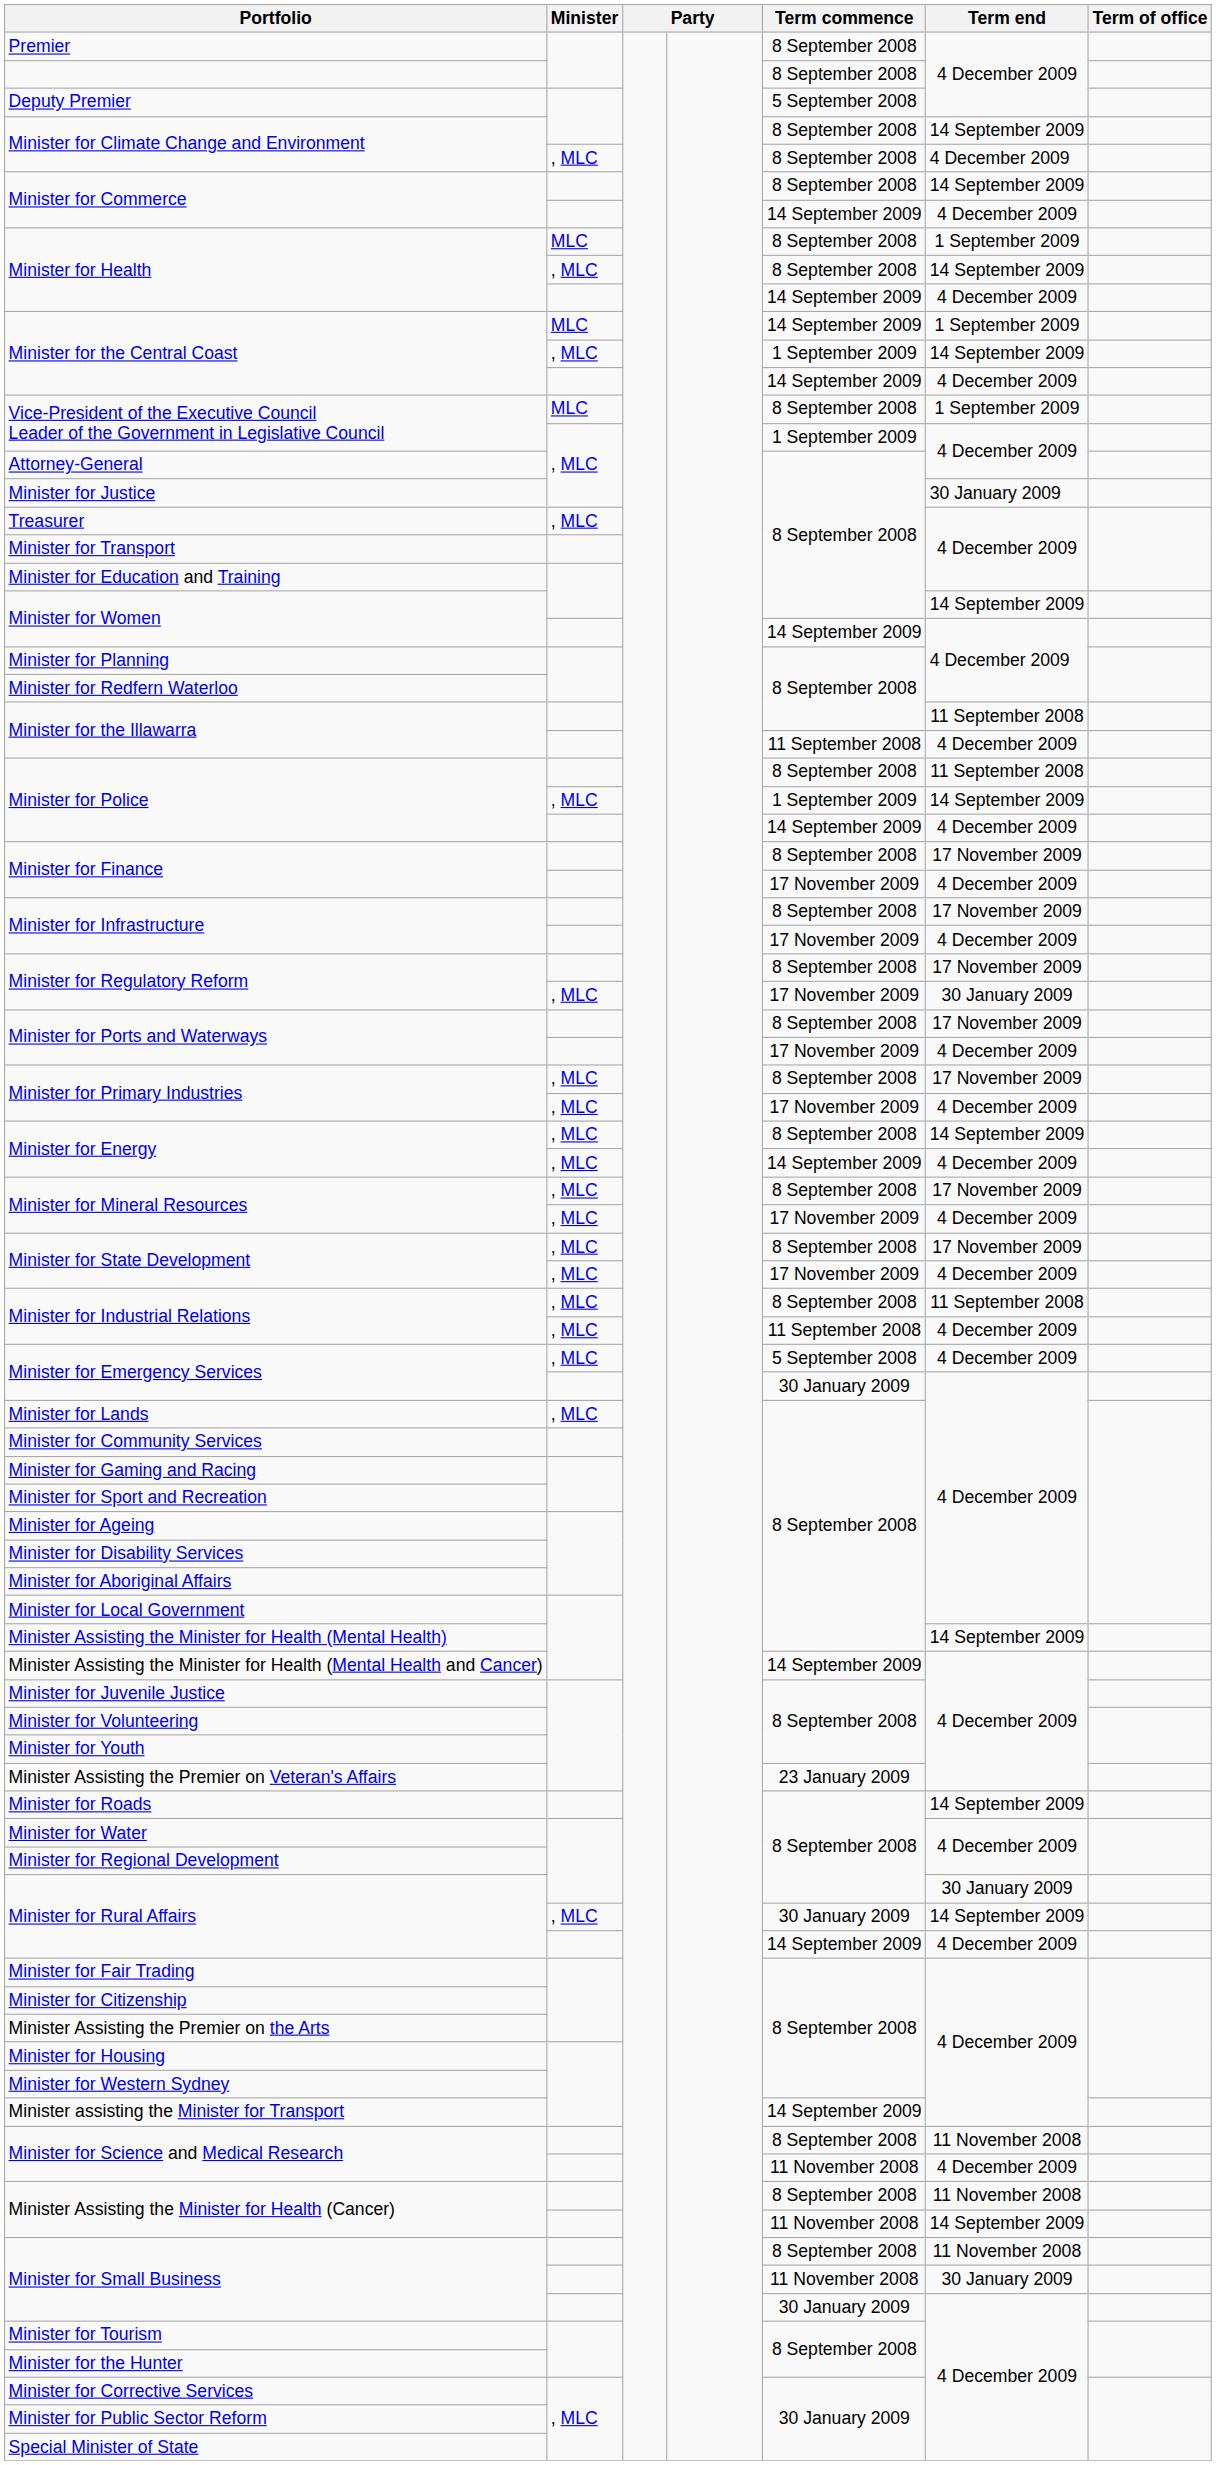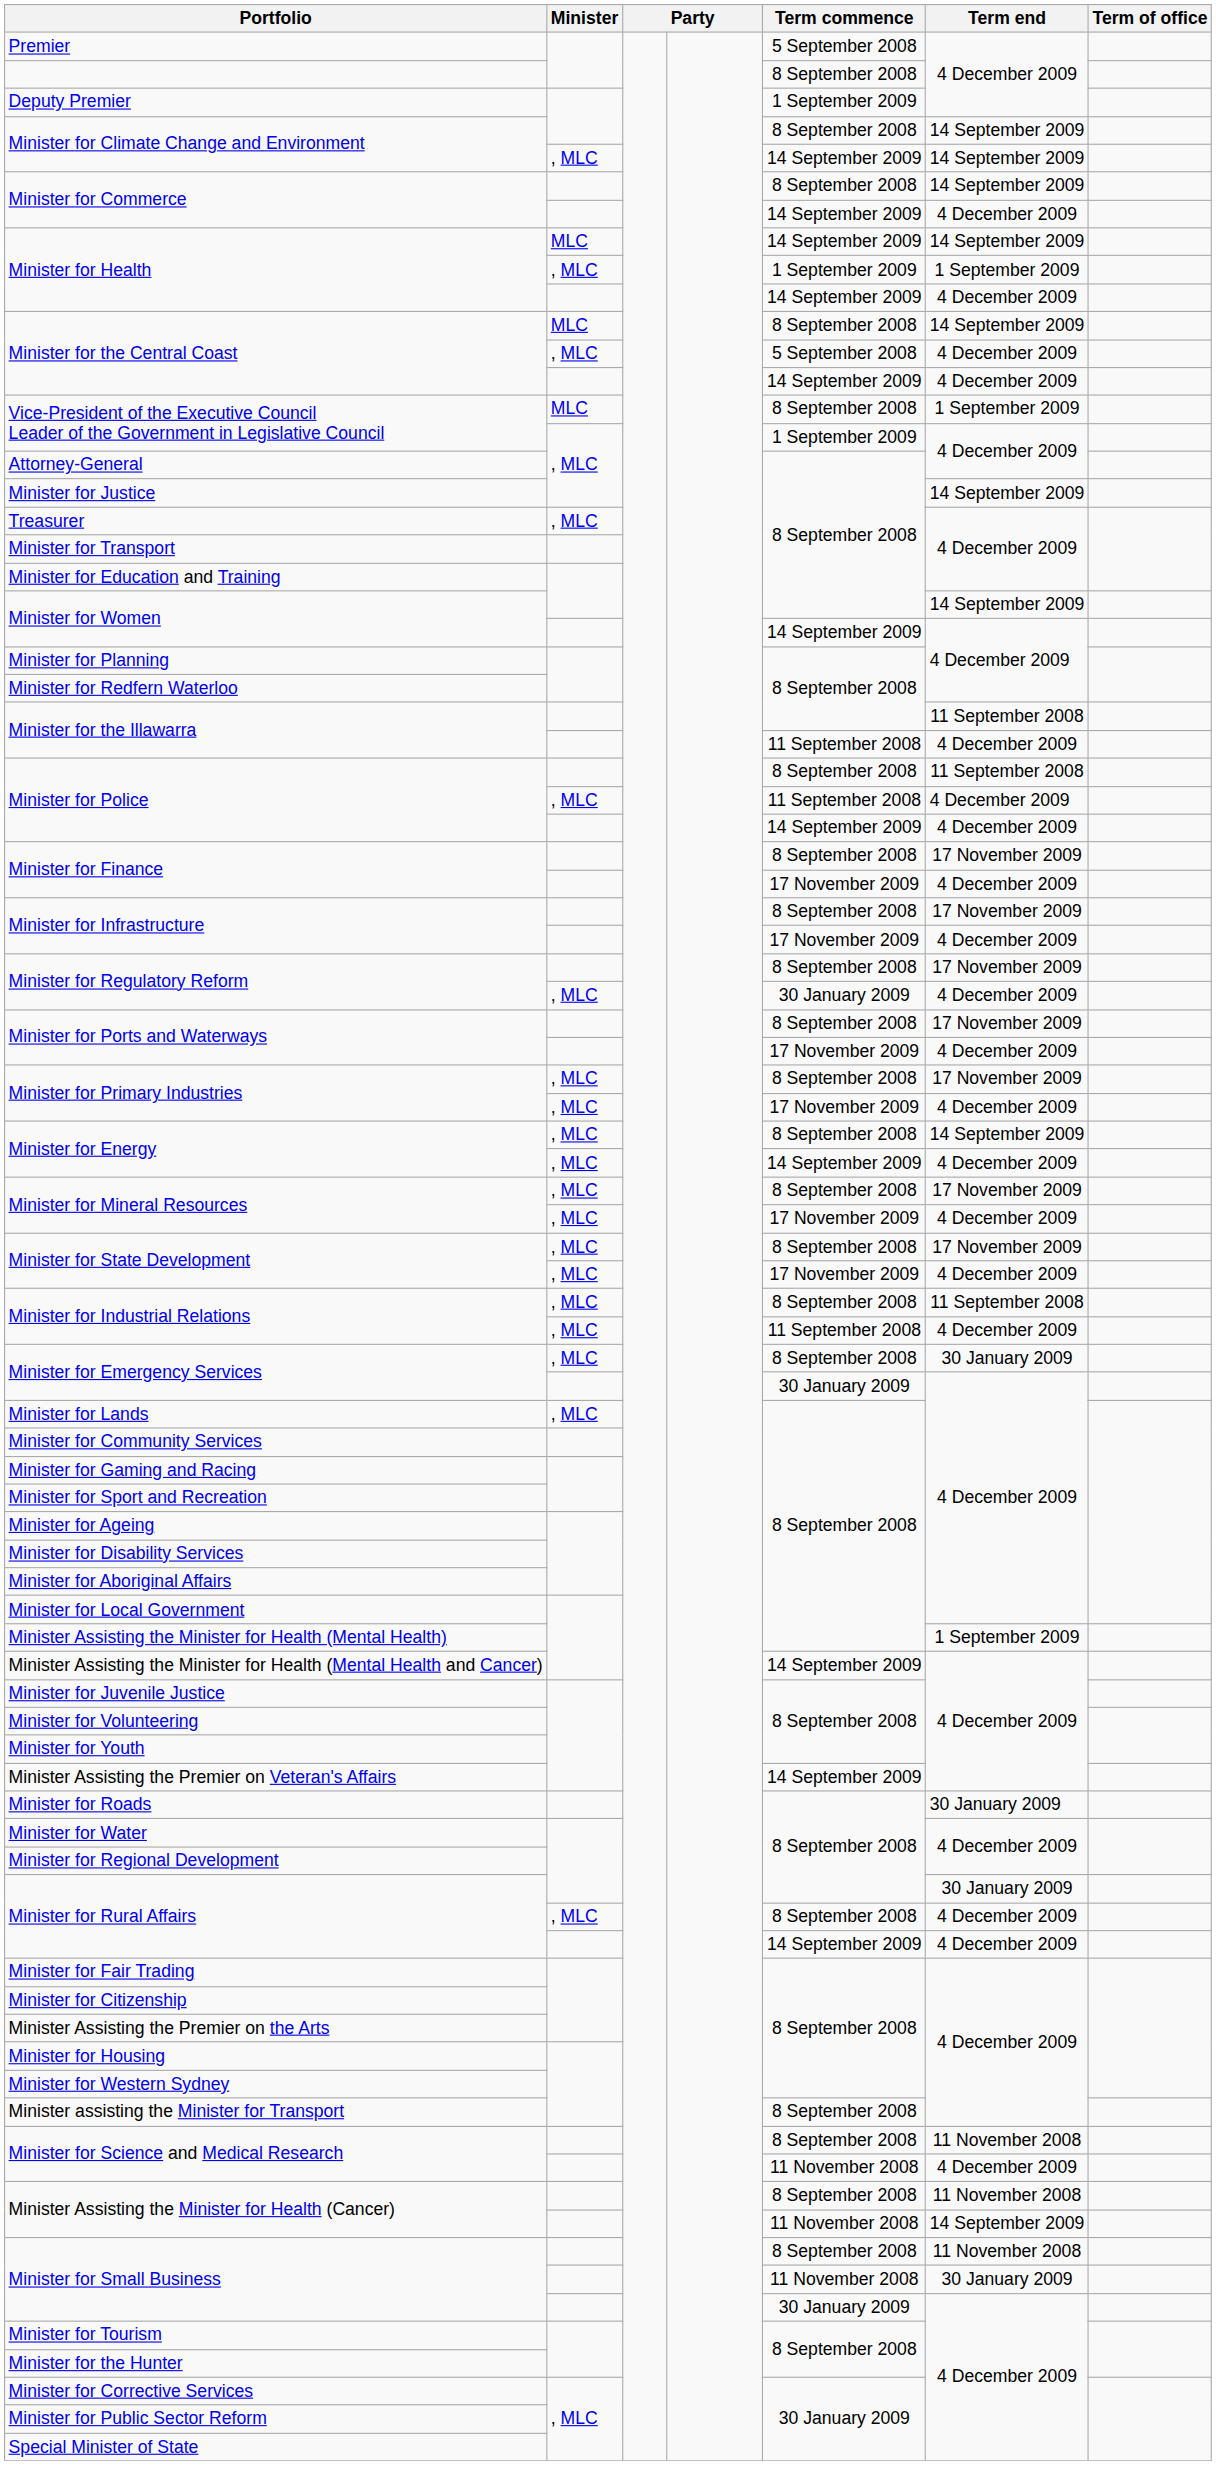(844, 46) 8 September 2008 -> (844, 46) 5 September 2008
(844, 102) 5 September 2008 -> (844, 102) 1 September 2009
(844, 158) 8 September 2008 -> (844, 158) 14 September 2009
(1000, 158) 4 December 2009 -> (1007, 158) 14 September 2009
(844, 241) 8 September 2008 -> (844, 241) 14 September 2009
(1007, 241) 1 September 2009 -> (1007, 241) 14 September 2009
(844, 269) 8 September 2008 -> (844, 269) 1 September 2009
(1007, 269) 14 September 2009 -> (1007, 269) 1 September 2009
(844, 325) 14 September 2009 -> (844, 325) 8 September 2008
(1007, 325) 1 September 2009 -> (1007, 325) 14 September 2009
(844, 353) 1 September 2009 -> (844, 353) 5 September 2008
(1007, 353) 14 September 2009 -> (1007, 353) 4 December 2009
(995, 492) 30 January 2009 -> (1007, 492) 14 September 2009
(844, 800) 1 September 2009 -> (844, 800) 11 September 2008
(1007, 800) 14 September 2009 -> (1000, 800) 4 December 2009
(844, 995) 17 November 2009 -> (844, 995) 30 January 2009
(1007, 995) 30 January 2009 -> (1007, 995) 4 December 2009
(844, 1358) 5 September 2008 -> (844, 1358) 8 September 2008
(1007, 1358) 4 December 2009 -> (1007, 1358) 30 January 2009
(1007, 1637) 14 September 2009 -> (1007, 1637) 1 September 2009
(844, 1776) 23 January 2009 -> (844, 1776) 14 September 2009
(1007, 1804) 14 September 2009 -> (995, 1804) 30 January 2009
(844, 1916) 30 January 2009 -> (844, 1916) 8 September 2008
(1007, 1916) 14 September 2009 -> (1007, 1916) 4 December 2009
(844, 2111) 14 September 2009 -> (844, 2111) 8 September 2008
